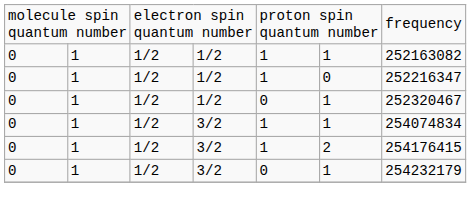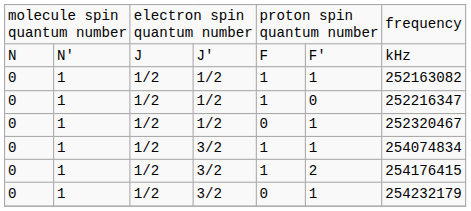+ row: (12, 56)
